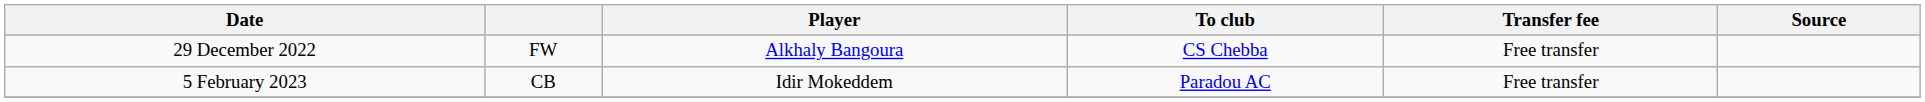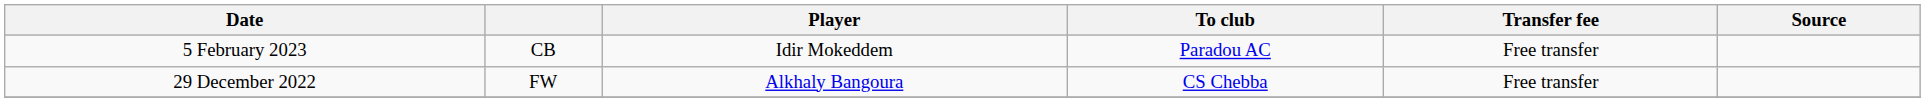rows swapped: (245, 50) <-> (245, 81)
